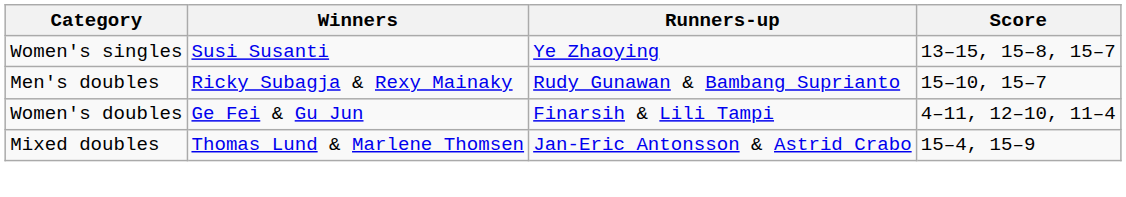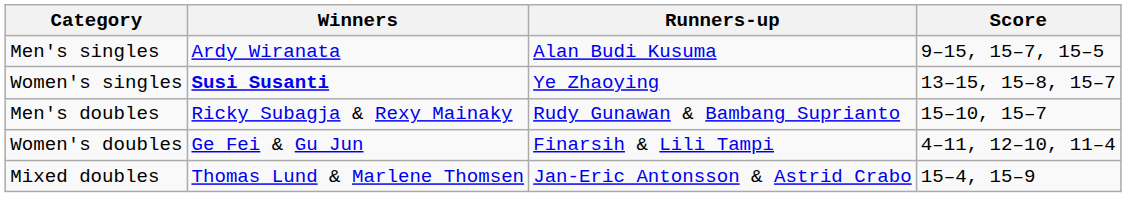+ row: (85, 51)
(260, 51) normal -> (260, 83) bold
